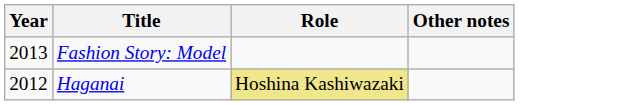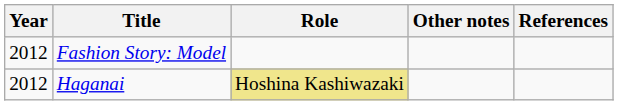+ column: (563, 20)
(28, 52) 2013 -> (28, 52) 2012
